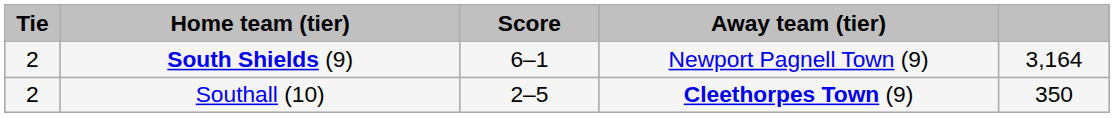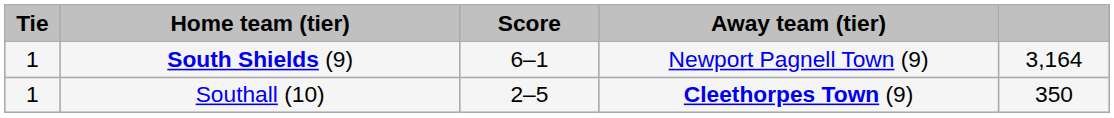(32, 59) 2 -> (32, 59) 1
(32, 95) 2 -> (32, 95) 1
